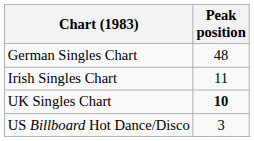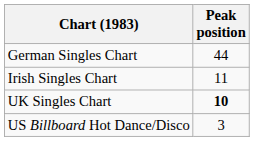(221, 55) 48 -> (221, 55) 44
